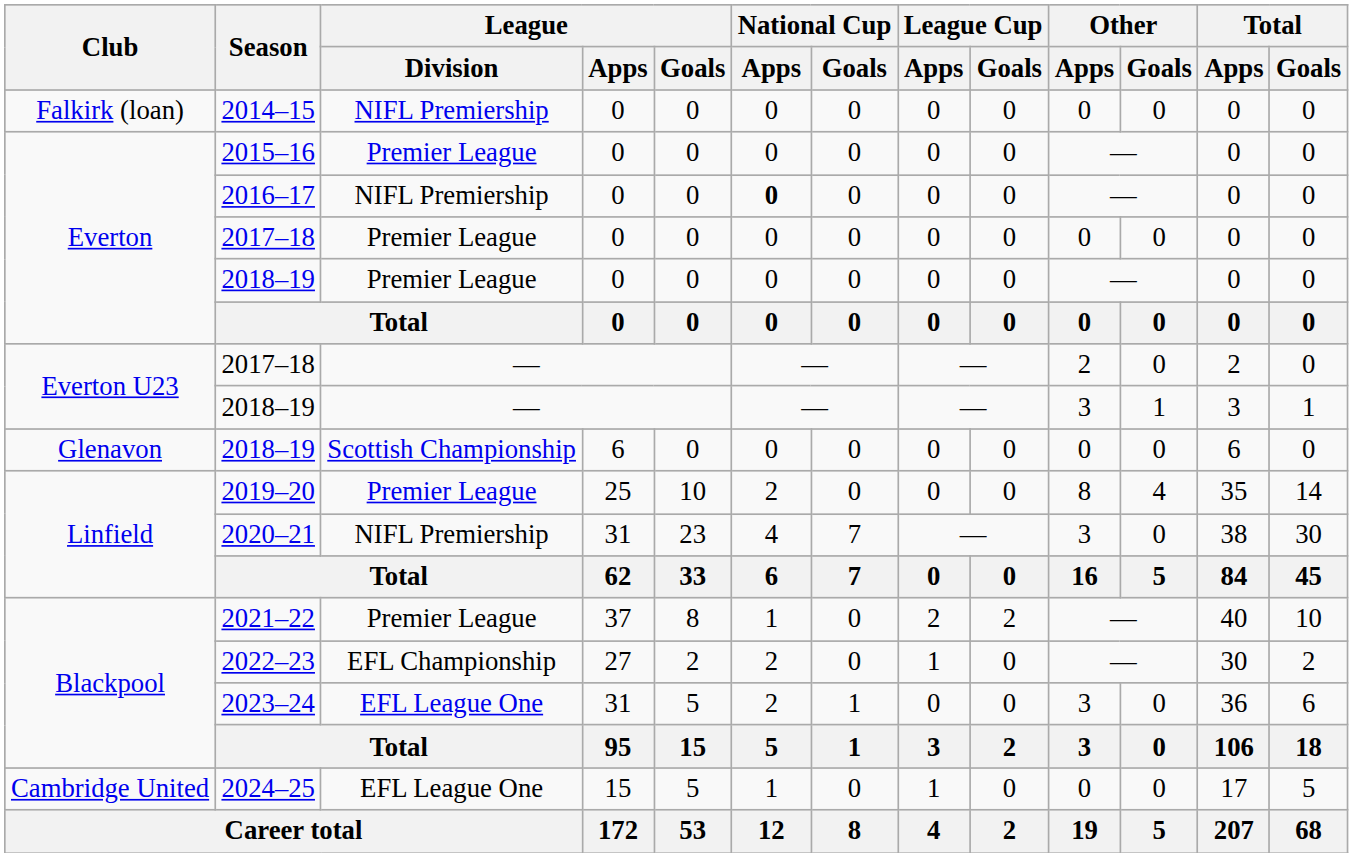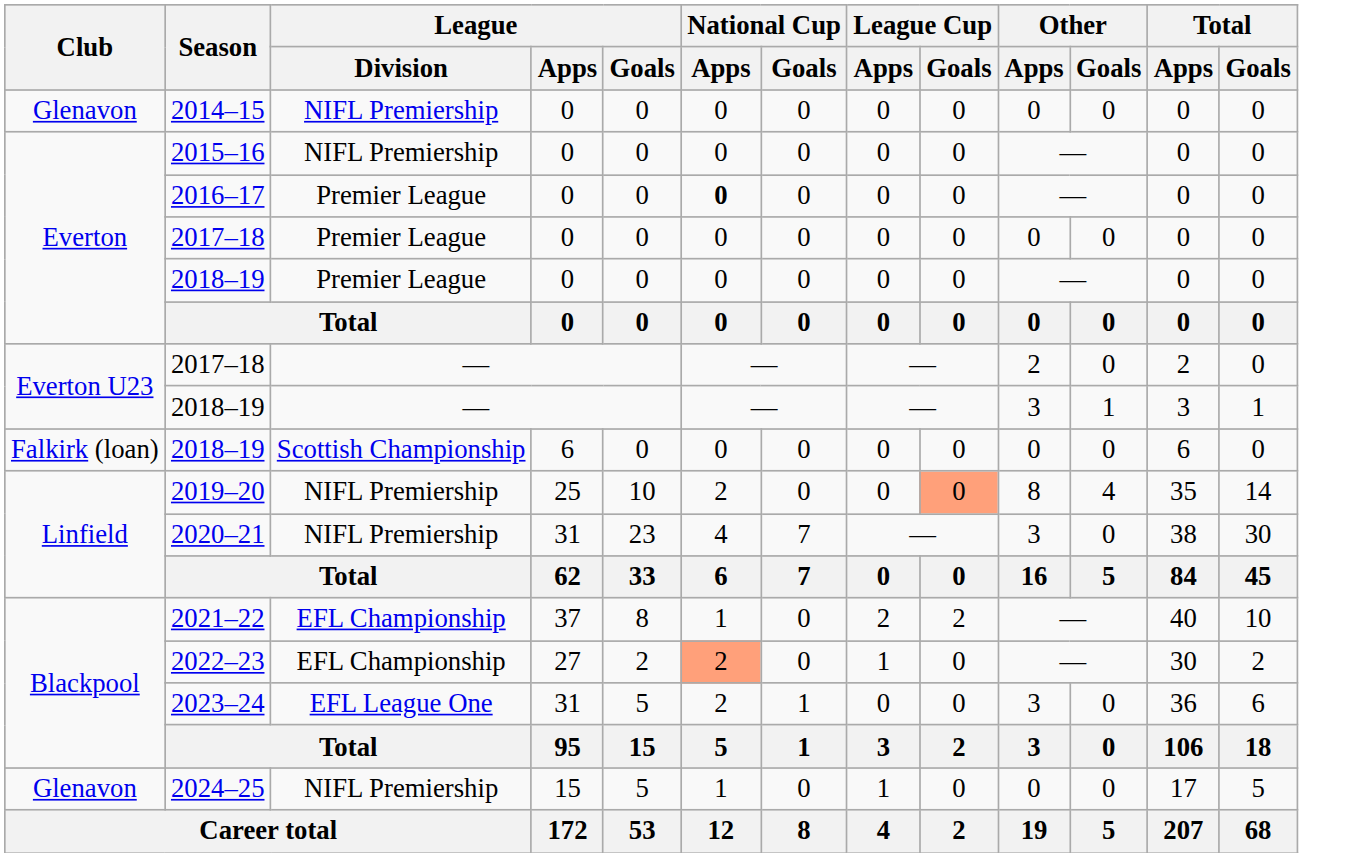(110, 110) Falkirk (loan) -> (85, 110) Glenavon
(452, 152) Premier League -> (401, 152) NIFL Premiership
(452, 195) NIFL Premiership -> (401, 195) Premier League
(110, 449) Glenavon -> (85, 449) Falkirk (loan)
(452, 491) Premier League -> (401, 491) NIFL Premiership
(1009, 491) no background -> (959, 491) lightsalmon background
(452, 618) Premier League -> (401, 618) EFL Championship
(771, 661) no background -> (721, 661) lightsalmon background
(110, 788) Cambridge United -> (85, 788) Glenavon
(452, 788) EFL League One -> (401, 788) NIFL Premiership
